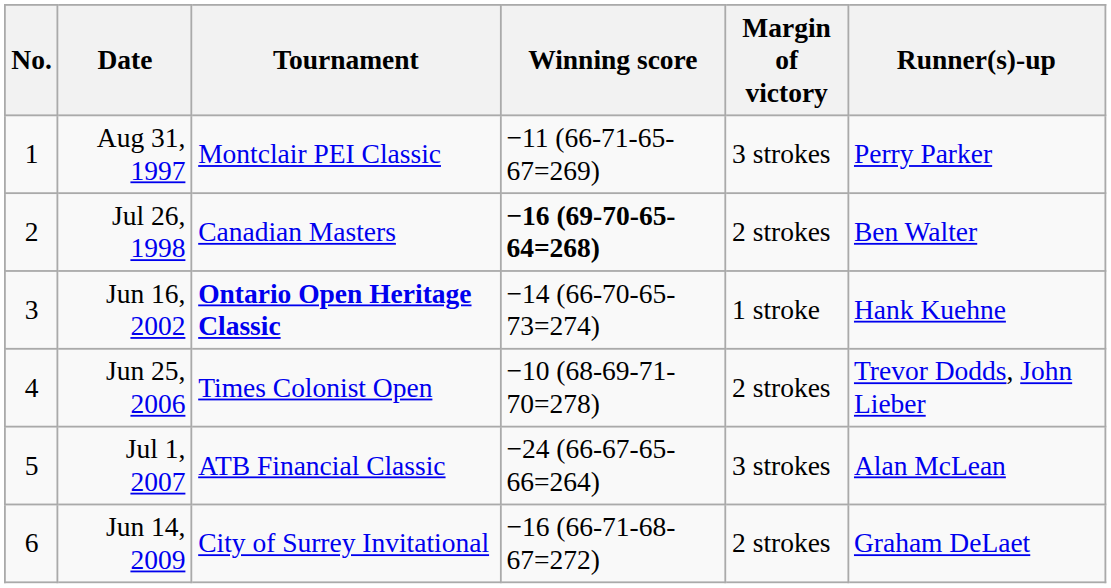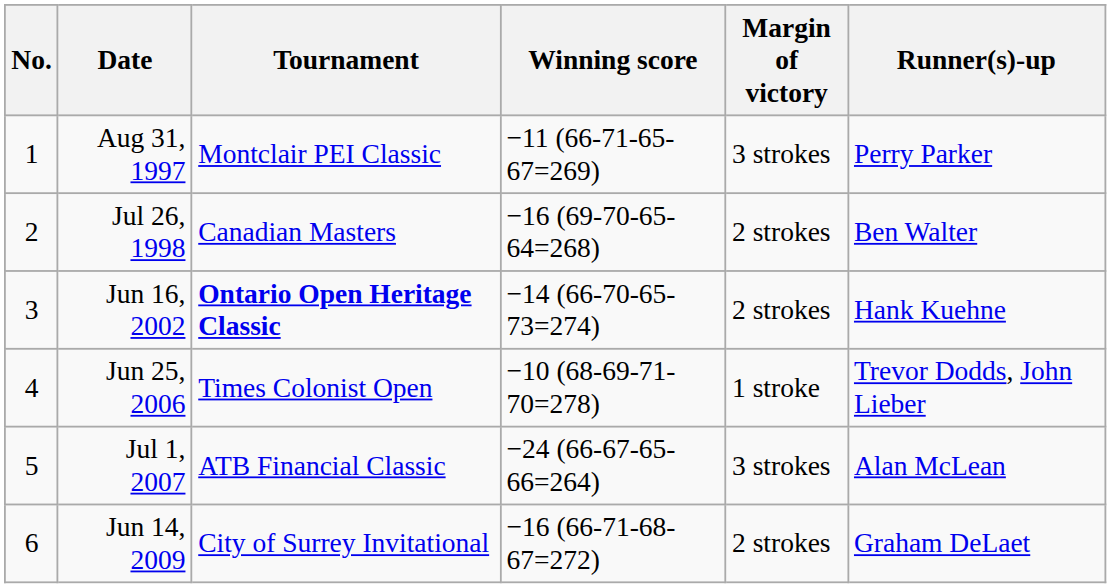(591, 232) bold -> (591, 232) normal
(776, 310) 1 stroke -> (781, 310) 2 strokes
(781, 388) 2 strokes -> (776, 388) 1 stroke
